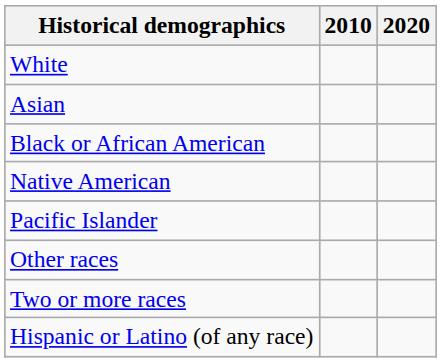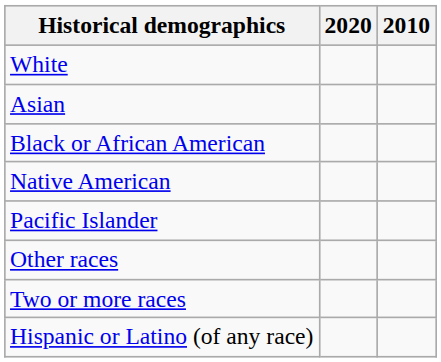columns swapped: (406, 25) <-> (348, 25)
